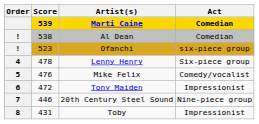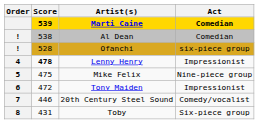(45, 49) 523 -> (45, 49) 528
(45, 62) normal -> (45, 62) bold
(215, 62) Six-piece group -> (215, 62) Impressionist
(45, 74) 476 -> (45, 74) 475
(215, 74) Comedy/vocalist -> (215, 74) Nine-piece group
(215, 100) Nine-piece group -> (215, 100) Comedy/vocalist
(215, 112) Impressionist -> (215, 112) Six-piece group
